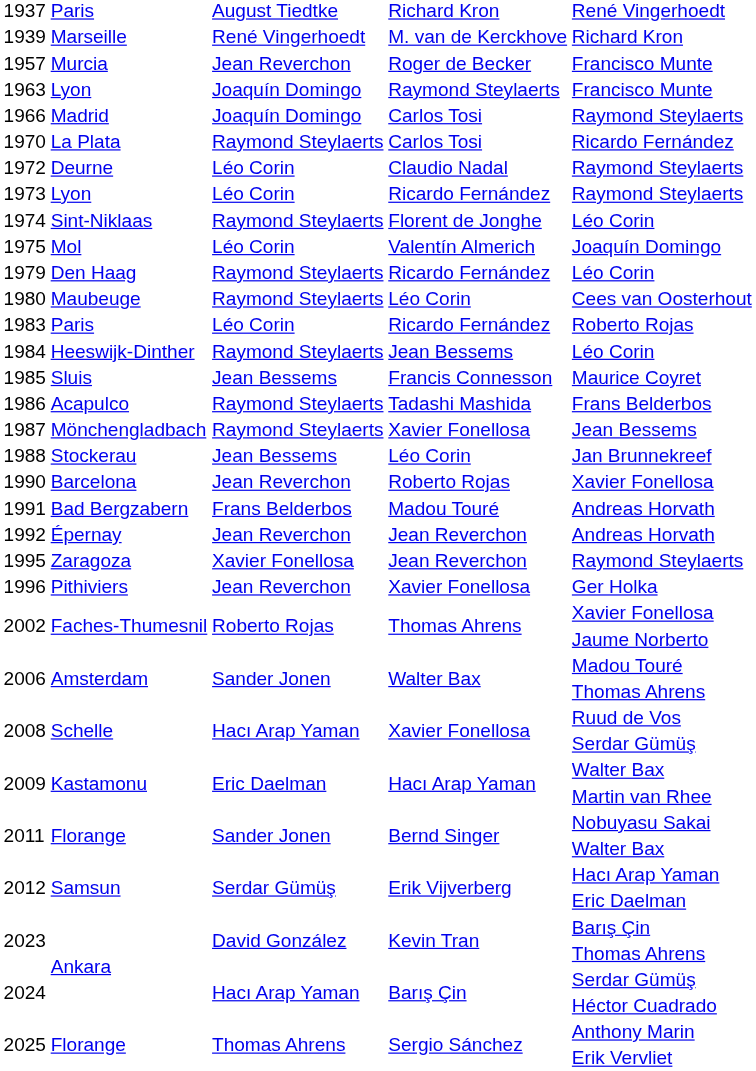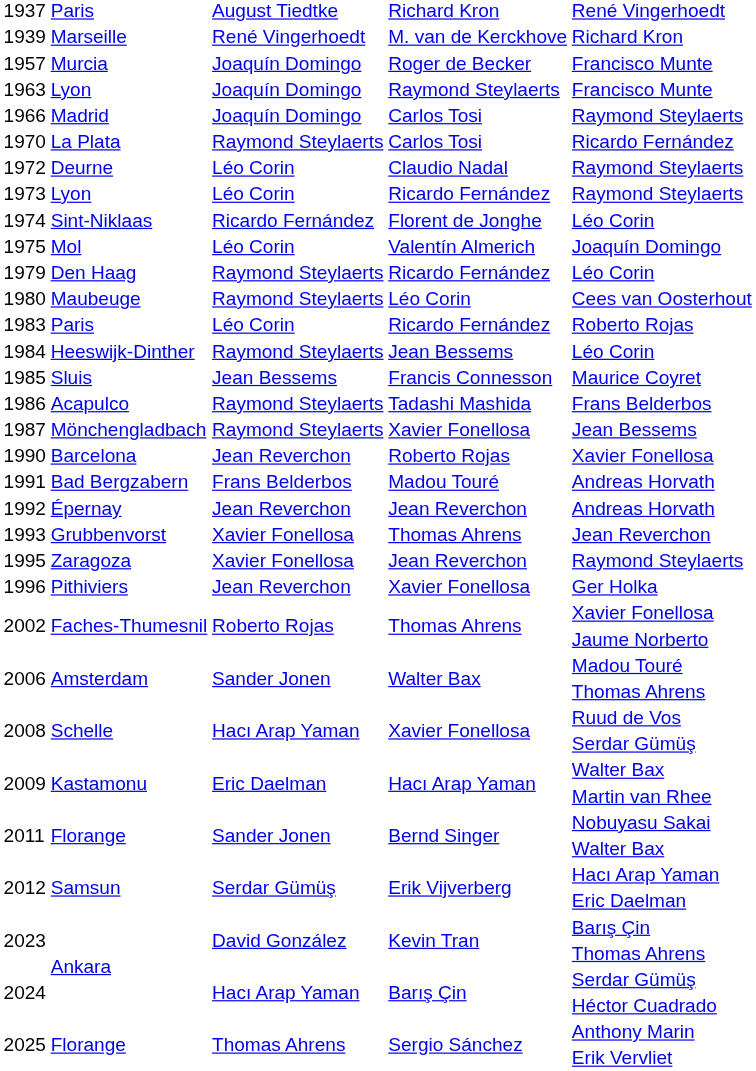(281, 63) Jean Reverchon -> (287, 63) Joaquín Domingo
(298, 220) Raymond Steylaerts -> (293, 220) Ricardo Fernández
- row: (25, 456)
+ row: (25, 534)
